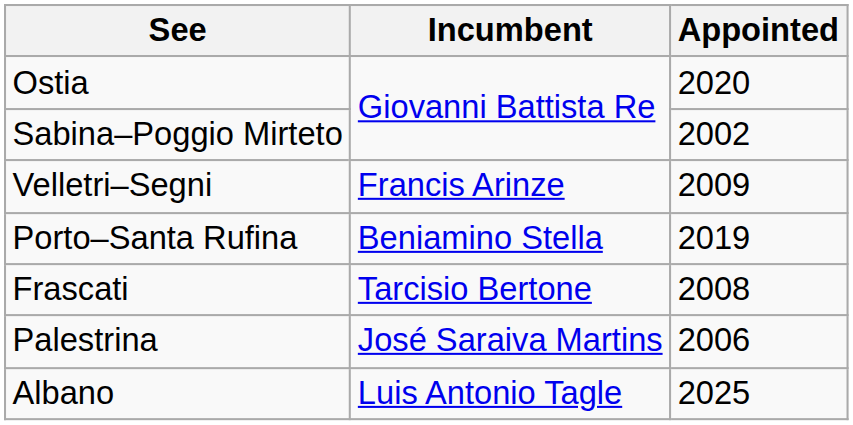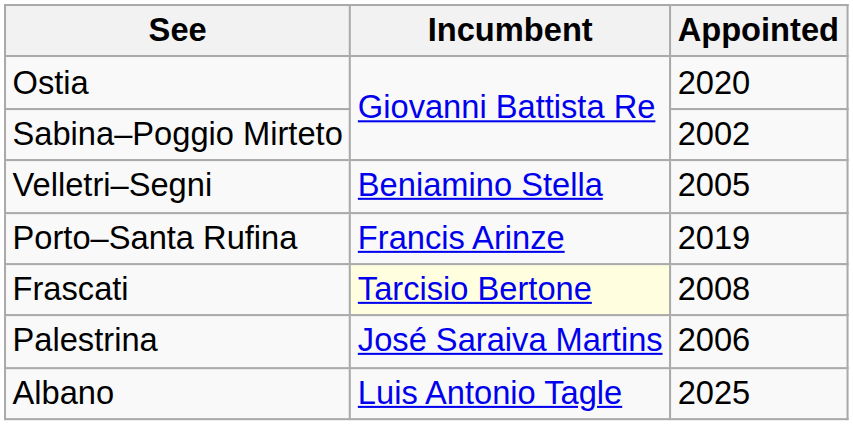(461, 185) Francis Arinze -> (480, 185) Beniamino Stella
(714, 185) 2009 -> (714, 185) 2005
(480, 237) Beniamino Stella -> (461, 237) Francis Arinze
(475, 289) no background -> (475, 289) lightyellow background
